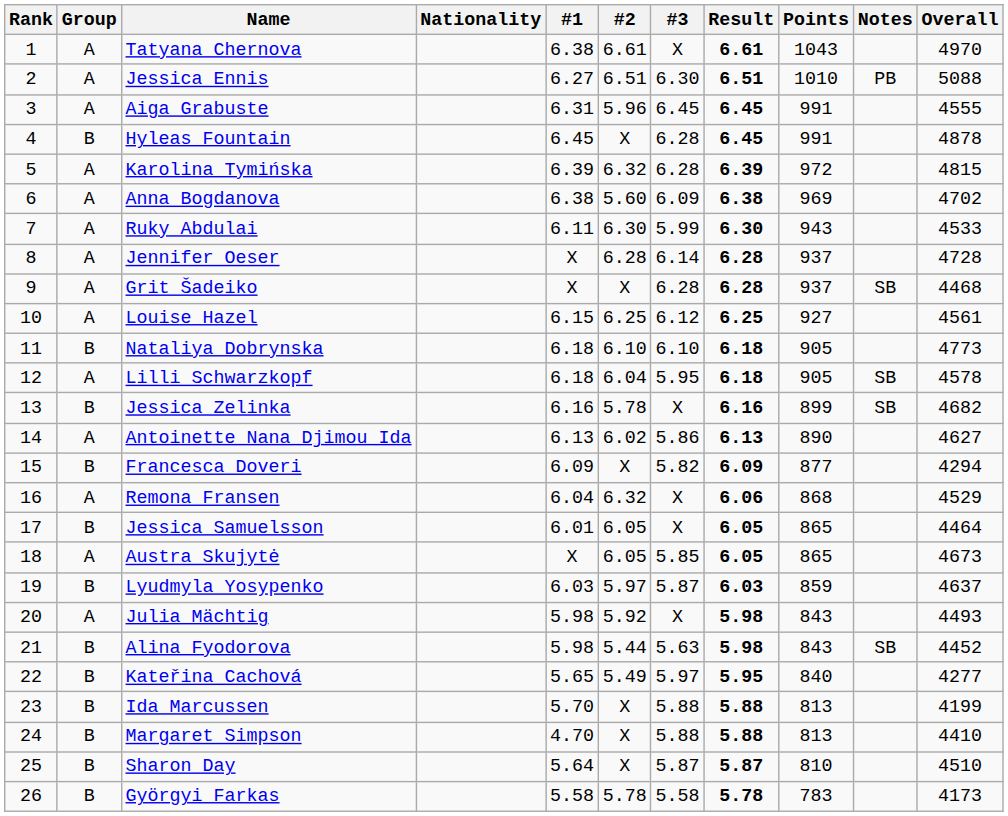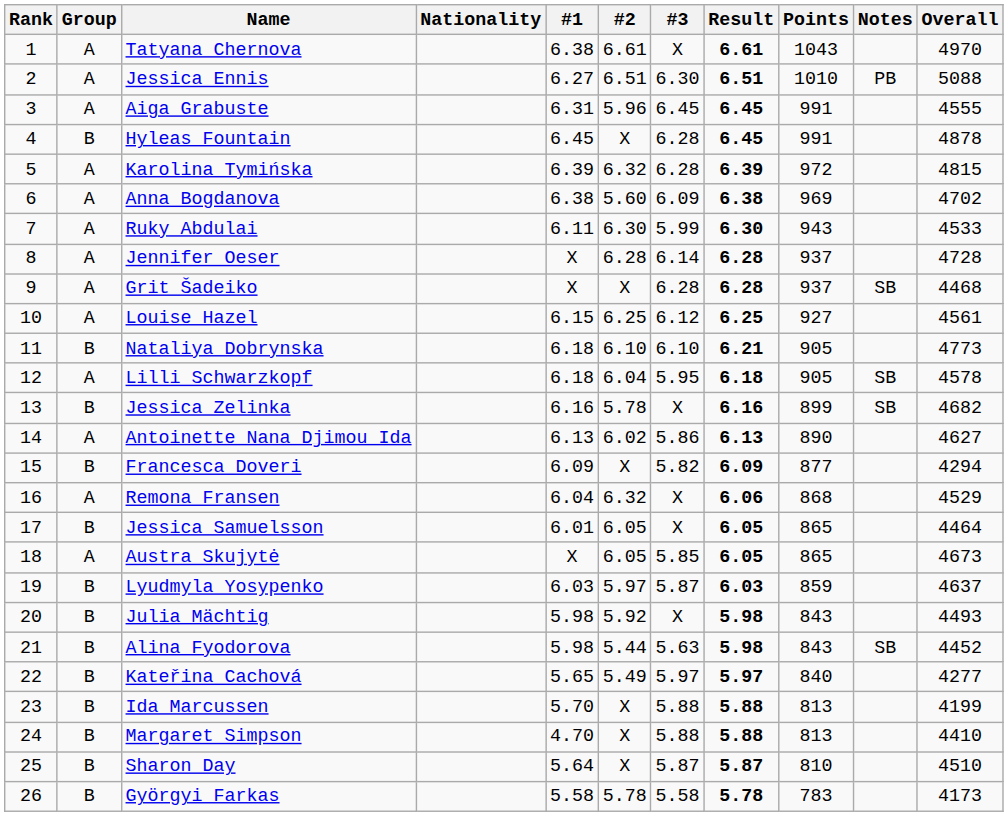(741, 348) 6.18 -> (741, 348) 6.21
(89, 617) A -> (89, 617) B
(741, 677) 5.95 -> (741, 677) 5.97
